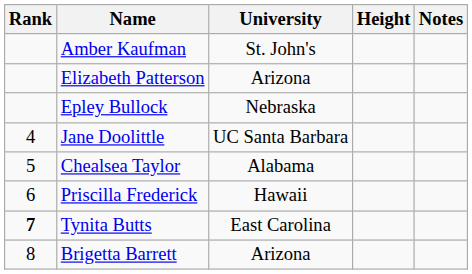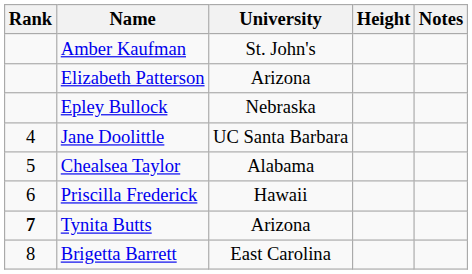(281, 225) East Carolina -> (281, 225) Arizona
(281, 254) Arizona -> (281, 254) East Carolina
